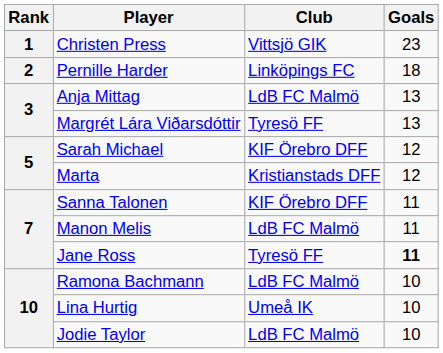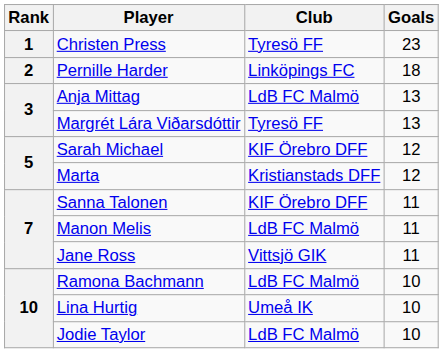(287, 44) Vittsjö GIK -> (286, 44) Tyresö FF
(286, 255) Tyresö FF -> (287, 255) Vittsjö GIK
(411, 255) bold -> (411, 255) normal
